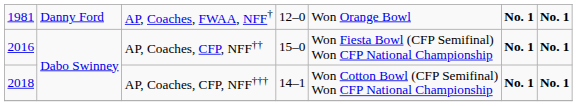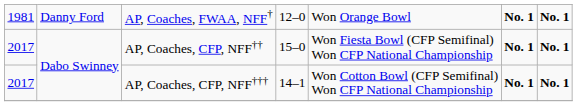(21, 47) 2016 -> (21, 47) 2017
(21, 83) 2018 -> (21, 83) 2017
